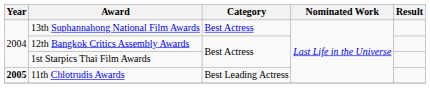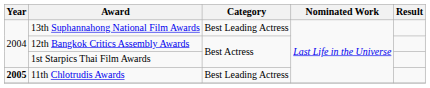(229, 28) Best Actress -> (247, 28) Best Leading Actress
